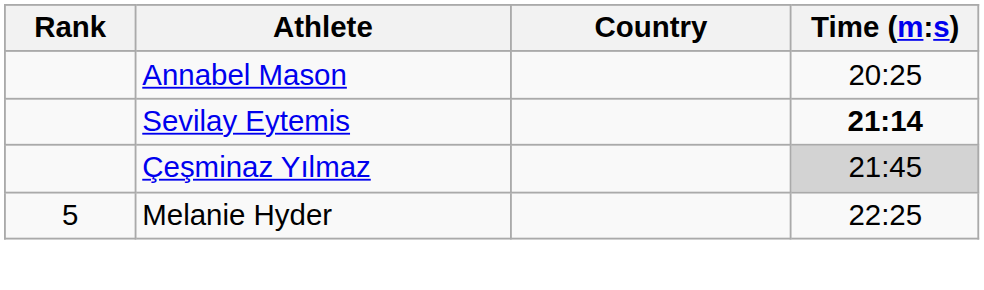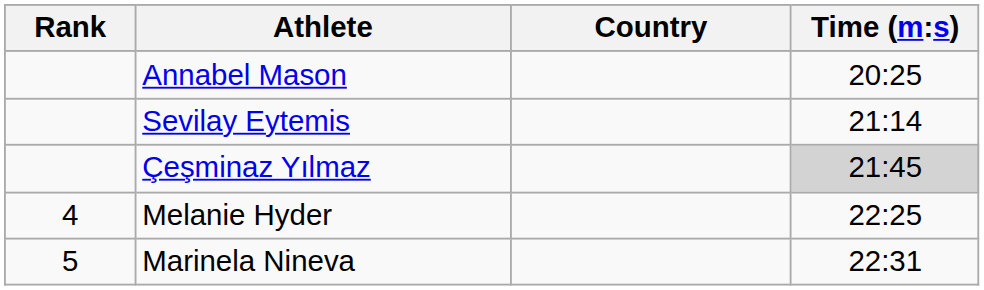(885, 121) bold -> (885, 121) normal
(70, 214) 5 -> (70, 214) 4
+ row: (249, 261)
